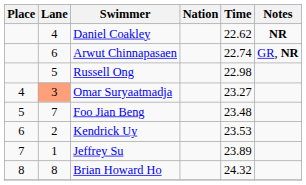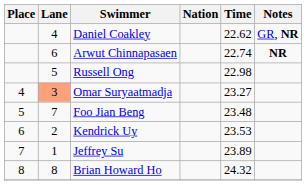(278, 33) NR -> (278, 33) GR, NR
(278, 53) GR, NR -> (278, 53) NR
